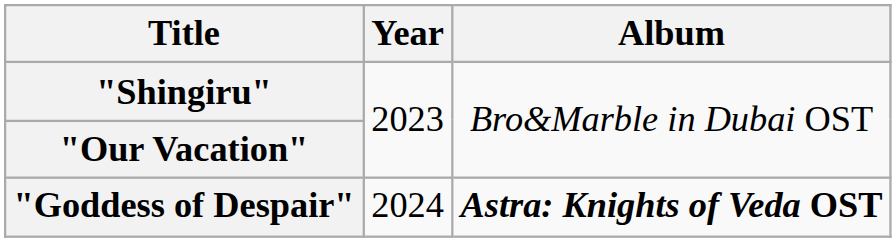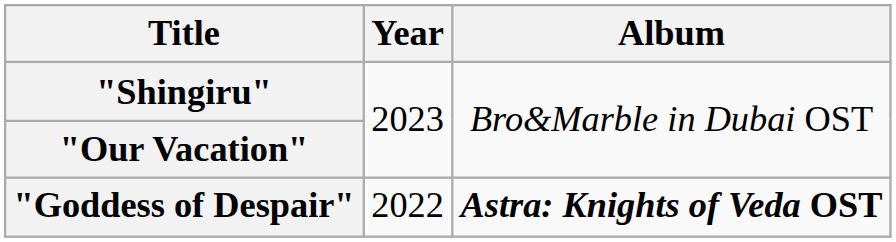(408, 206) 2024 -> (408, 206) 2022
